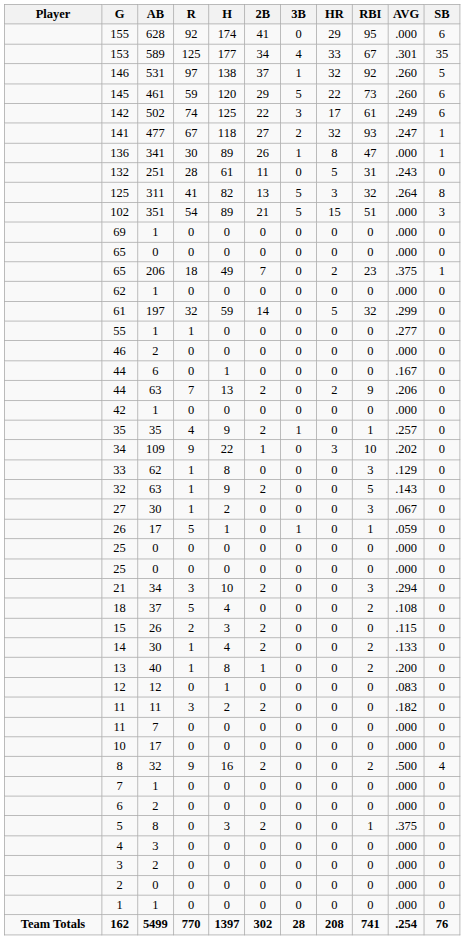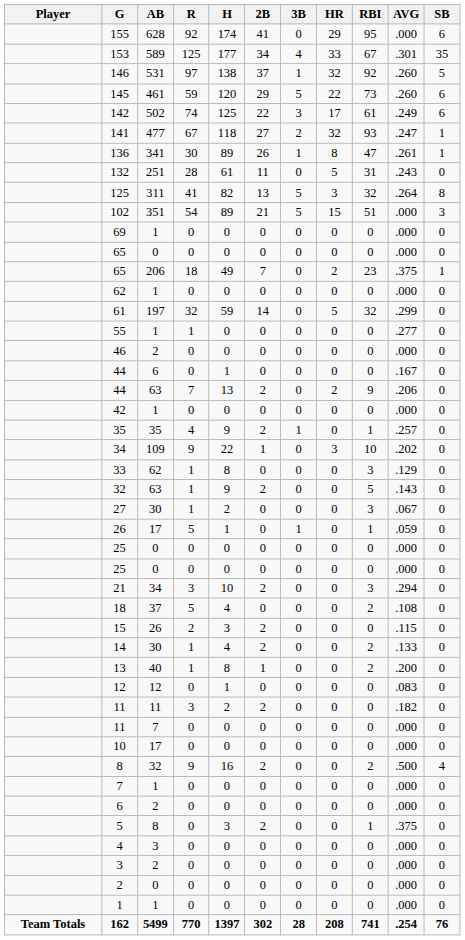(406, 152) .000 -> (406, 152) .261
